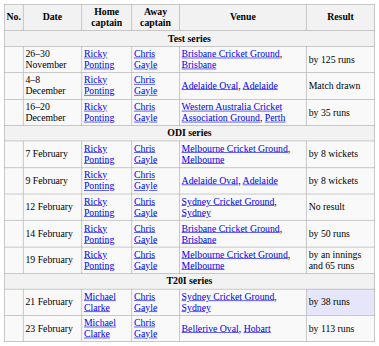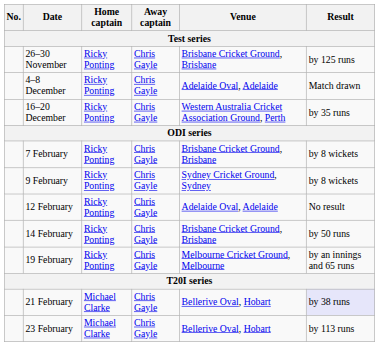(236, 154) Melbourne Cricket Ground, Melbourne -> (232, 154) Brisbane Cricket Ground, Brisbane
(230, 180) Adelaide Oval, Adelaide -> (229, 180) Sydney Cricket Ground, Sydney
(229, 207) Sydney Cricket Ground, Sydney -> (230, 207) Adelaide Oval, Adelaide
(229, 302) Sydney Cricket Ground, Sydney -> (226, 302) Bellerive Oval, Hobart
